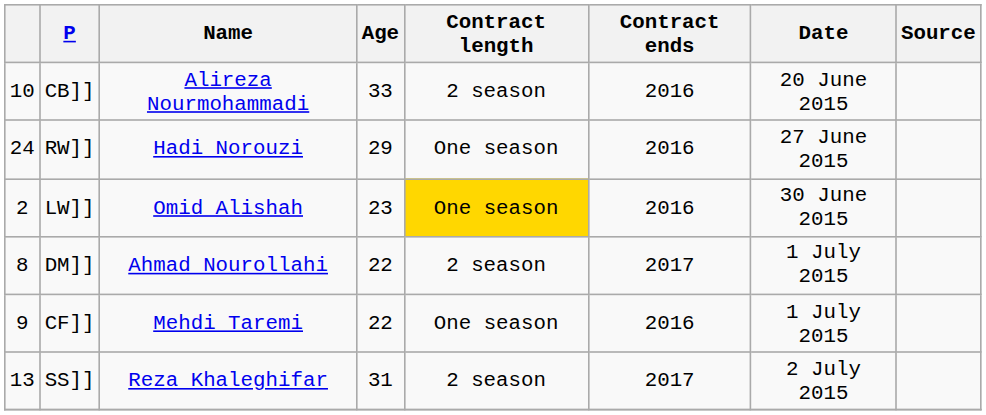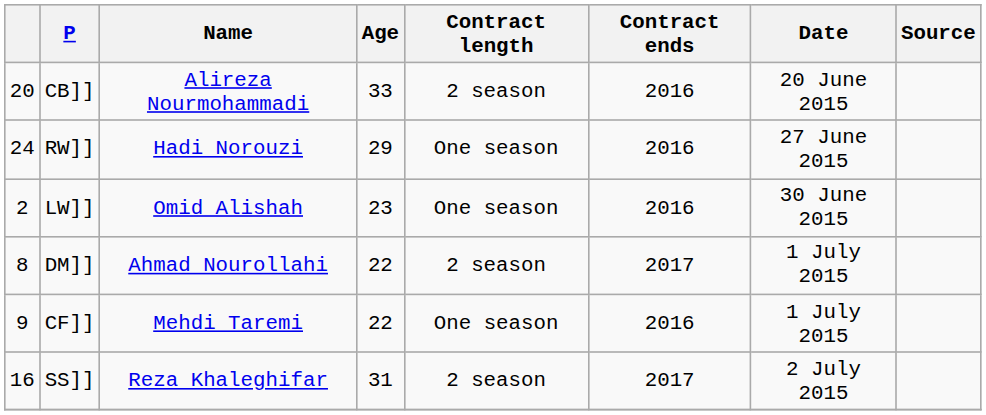(22, 92) 10 -> (22, 92) 20
(496, 207) gold background -> (496, 207) no background
(22, 381) 13 -> (22, 381) 16
